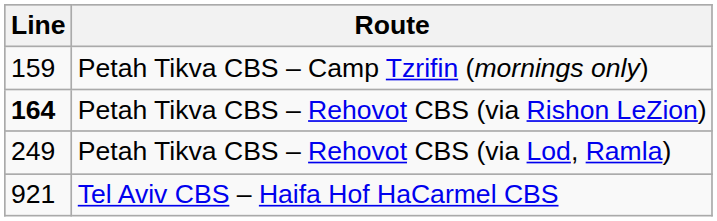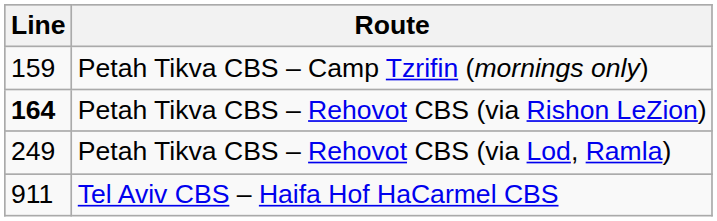(33, 194) 921 -> (32, 194) 911
